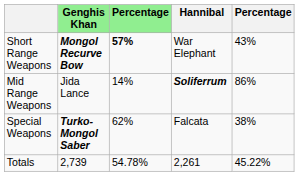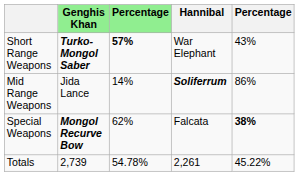(81, 53) Mongol Recurve Bow -> (79, 53) Turko-Mongol Saber
(79, 134) Turko-Mongol Saber -> (81, 134) Mongol Recurve Bow
(245, 122) normal -> (245, 122) bold
